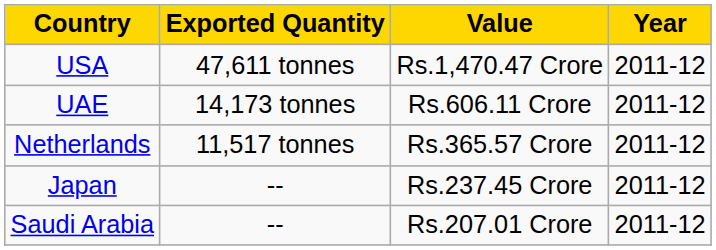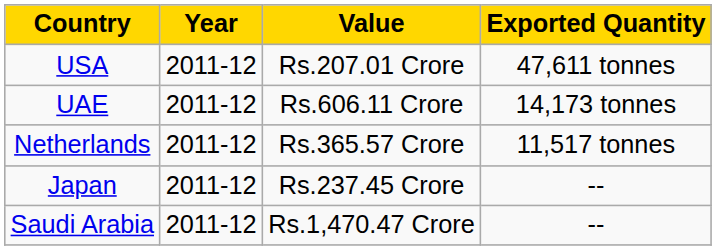columns swapped: (275, 24) <-> (660, 24)
(500, 64) Rs.1,470.47 Crore -> (371, 64) Rs.207.01 Crore
(500, 225) Rs.207.01 Crore -> (371, 225) Rs.1,470.47 Crore
